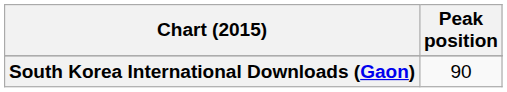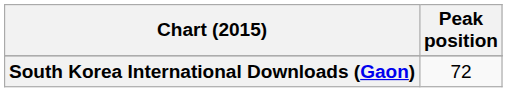(461, 71) 90 -> (461, 71) 72
